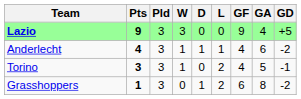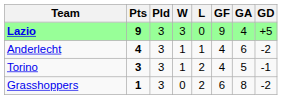- column: (202, 13)
